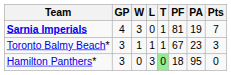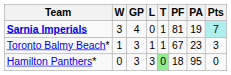columns swapped: (122, 12) <-> (139, 12)
(216, 29) no background -> (216, 29) paleturquoise background
